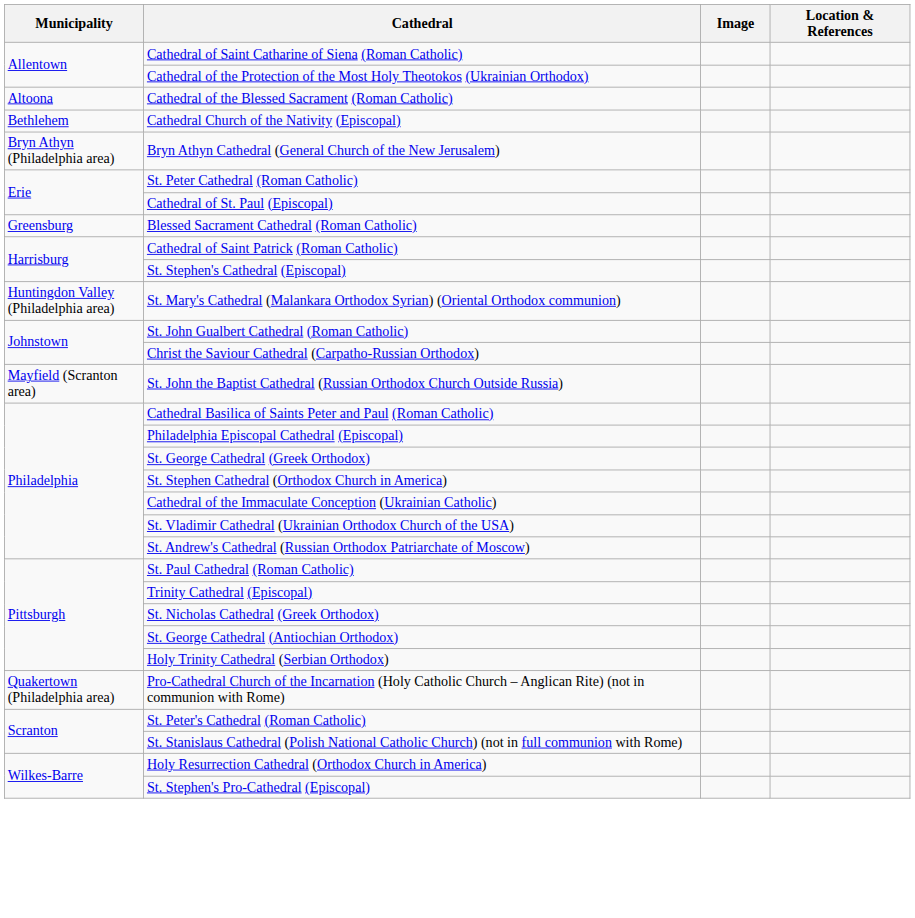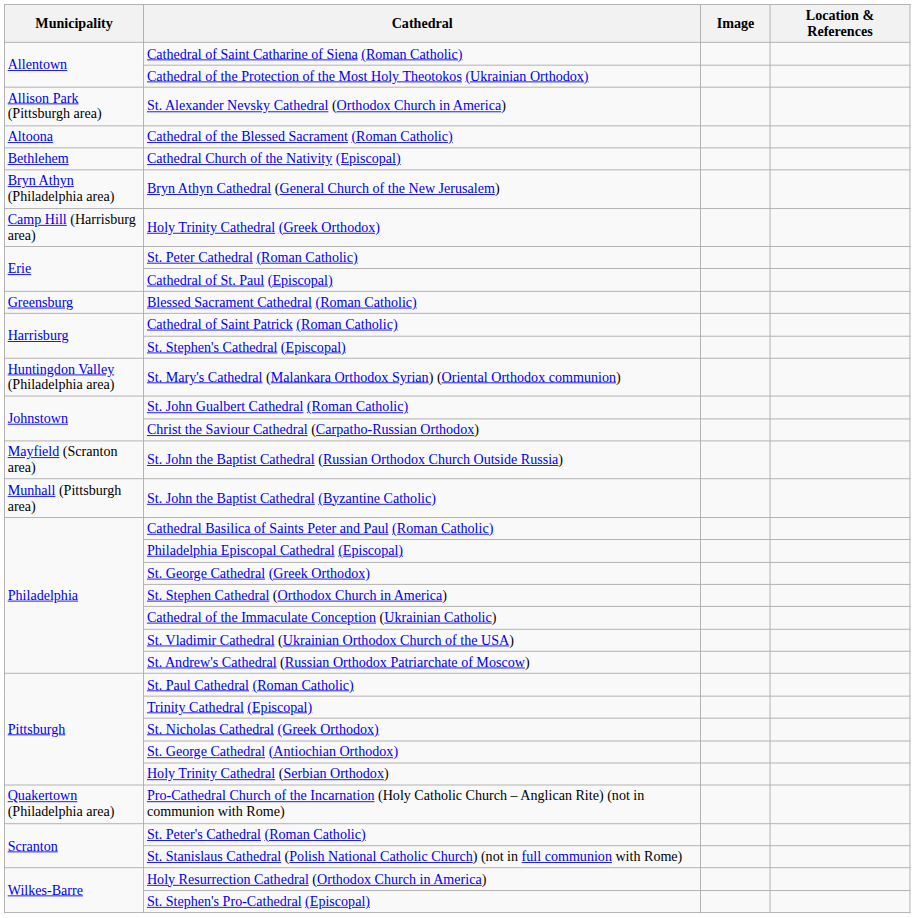+ row: (326, 106)
+ row: (263, 227)
+ row: (291, 498)
